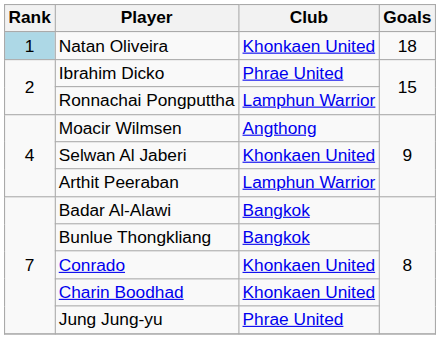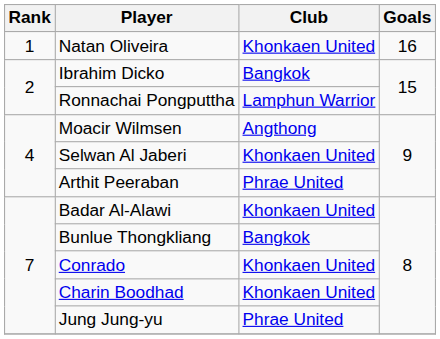(30, 45) lightblue background -> (30, 45) no background
(407, 45) 18 -> (407, 45) 16
(293, 73) Phrae United -> (276, 73) Bangkok
(309, 182) Lamphun Warrior -> (293, 182) Phrae United
(276, 210) Bangkok -> (309, 210) Khonkaen United
